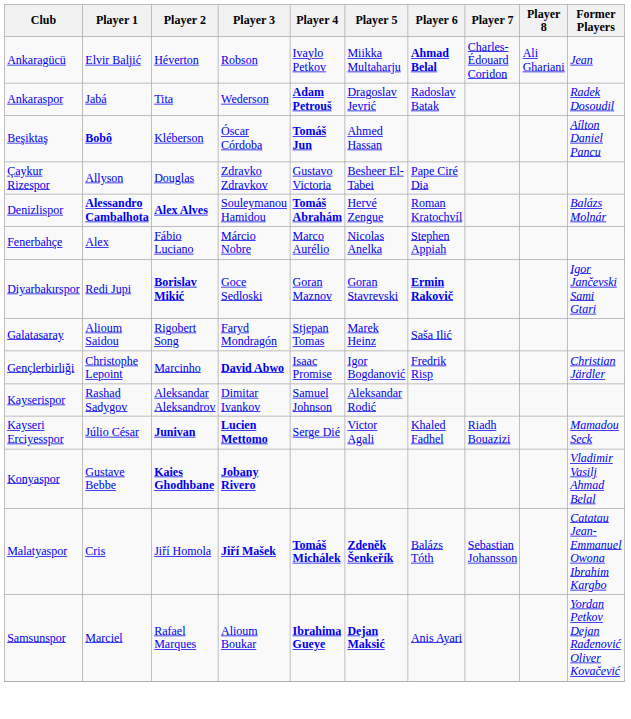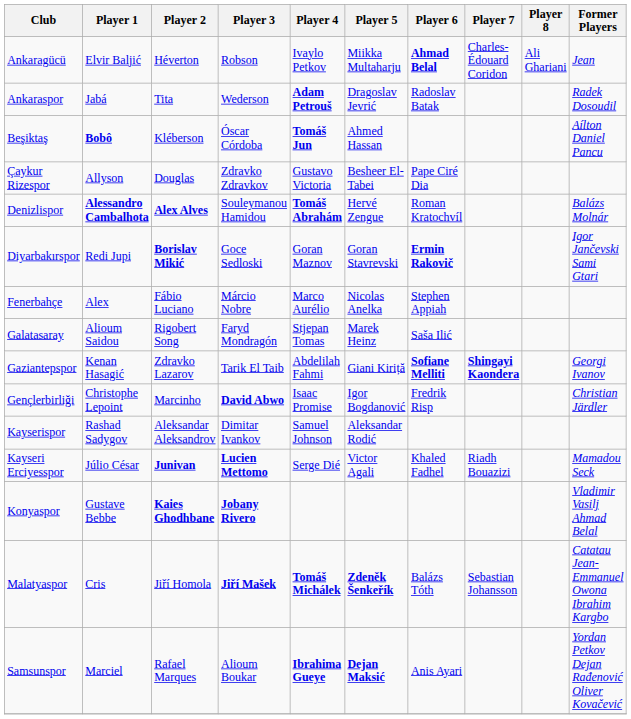rows swapped: (43, 288) <-> (35, 242)
+ row: (42, 367)
